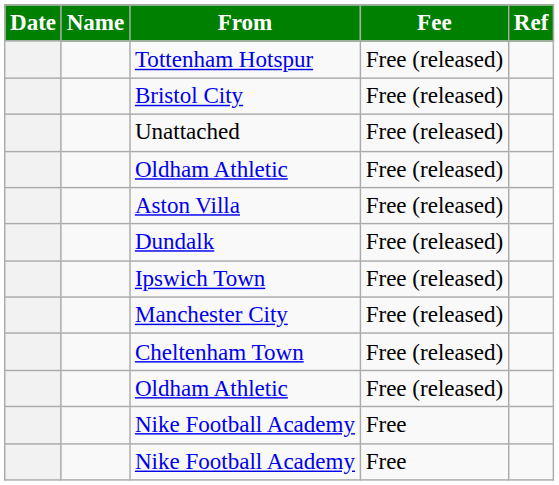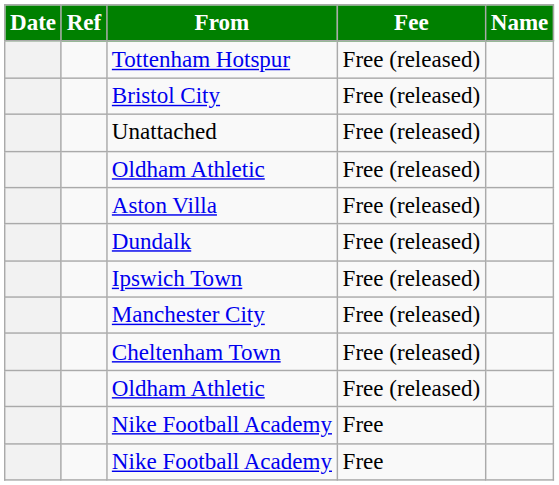columns swapped: (95, 22) <-> (531, 22)
